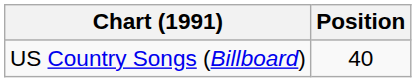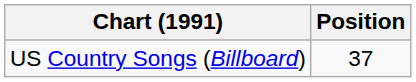(361, 58) 40 -> (361, 58) 37
